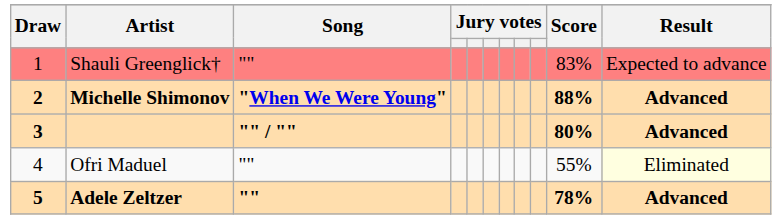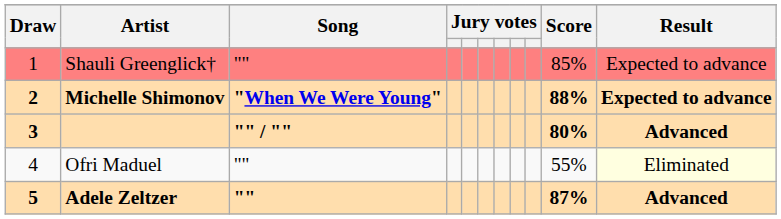(574, 64) 83% -> (569, 64) 85%
(686, 98) Advanced -> (686, 98) Expected to advance
(574, 198) 78% -> (569, 198) 87%
